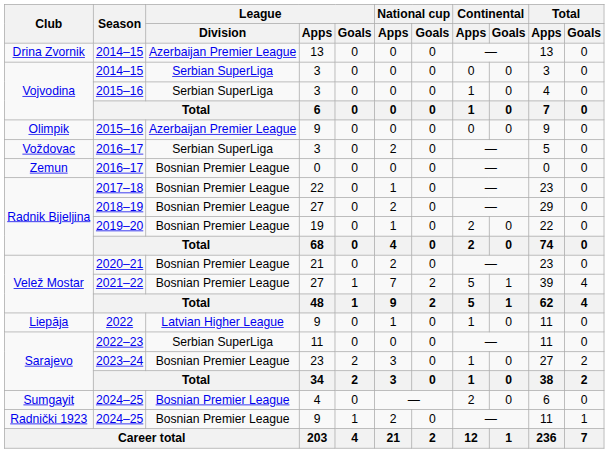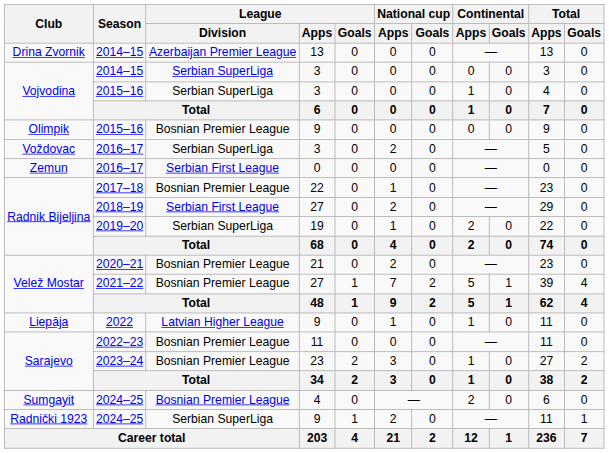(223, 129) Azerbaijan Premier League -> (223, 129) Bosnian Premier League
(223, 168) Bosnian Premier League -> (223, 168) Serbian First League
(223, 206) Bosnian Premier League -> (223, 206) Serbian First League
(223, 226) Bosnian Premier League -> (223, 226) Serbian SuperLiga
(223, 341) Serbian SuperLiga -> (223, 341) Bosnian Premier League
(223, 419) Bosnian Premier League -> (223, 419) Serbian SuperLiga
